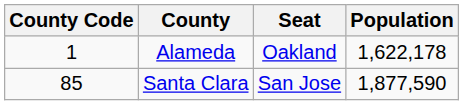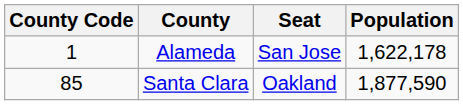(299, 52) Oakland -> (299, 52) San Jose
(299, 83) San Jose -> (299, 83) Oakland
